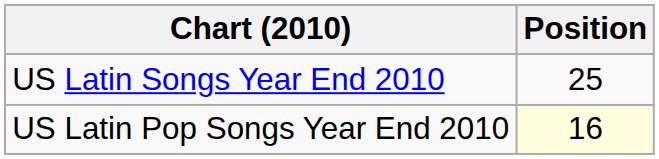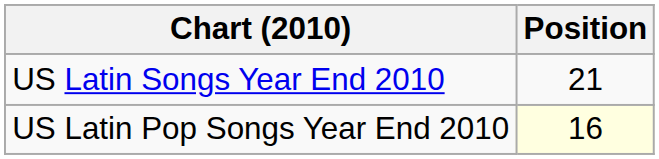(585, 79) 25 -> (585, 79) 21
